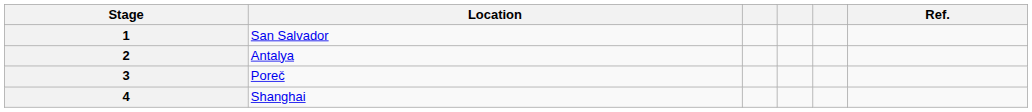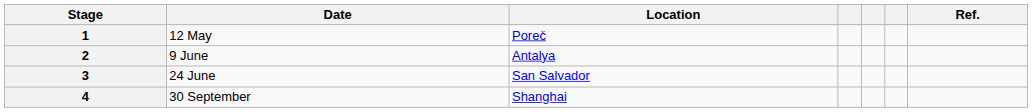+ column: (338, 14)
(290, 35) San Salvador -> (529, 35) Poreč
(268, 76) Poreč -> (551, 76) San Salvador
